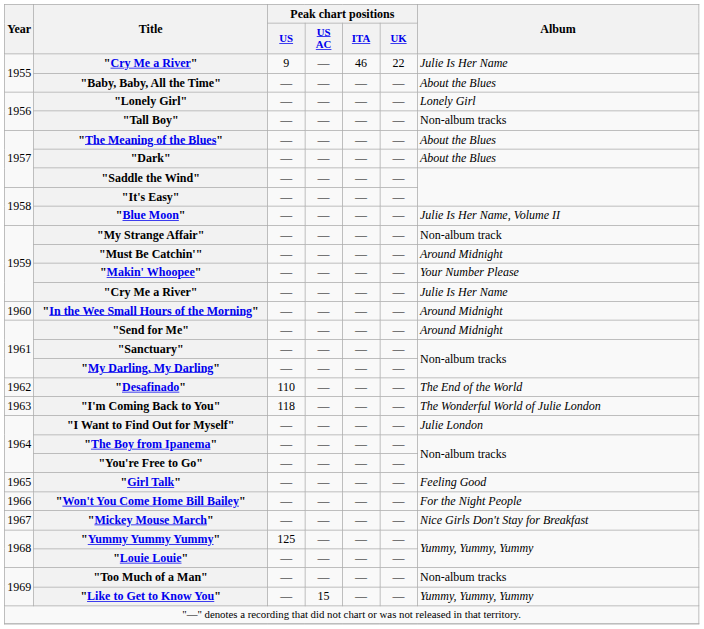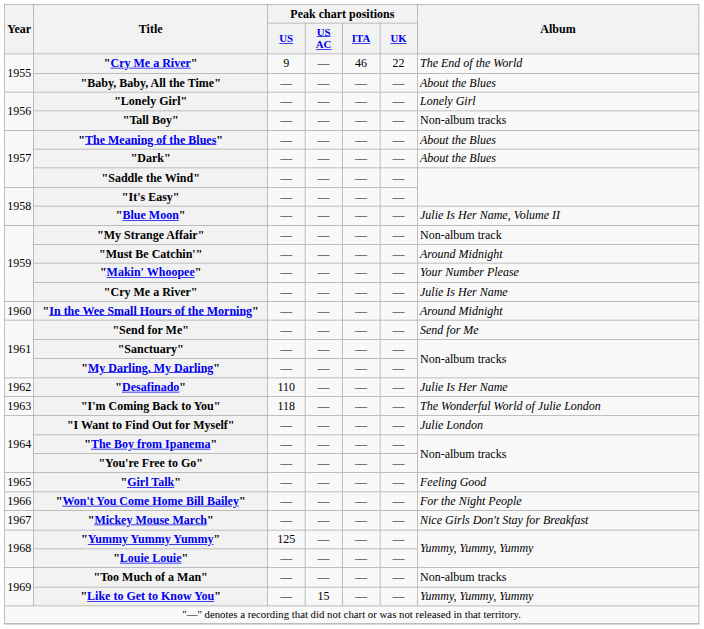(464, 63) Julie Is Her Name -> (471, 63) The End of the World
(461, 330) Around Midnight -> (449, 330) Send for Me
(471, 387) The End of the World -> (464, 387) Julie Is Her Name
